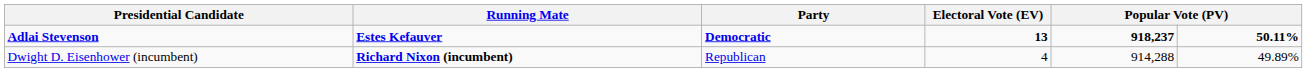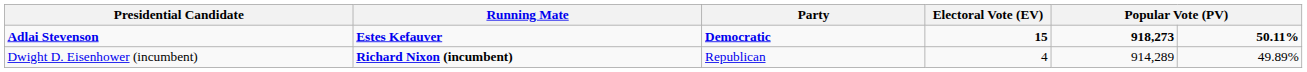(1041, 36) 13 -> (1041, 36) 15
(1153, 36) 918,237 -> (1153, 36) 918,273
(1153, 57) 914,288 -> (1153, 57) 914,289
